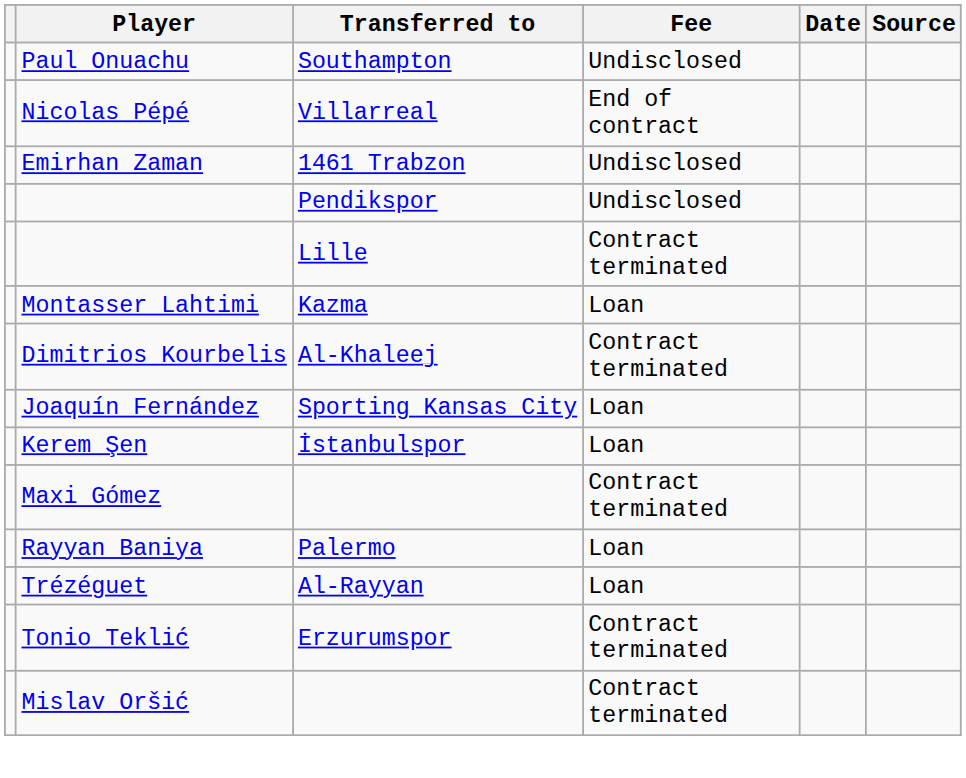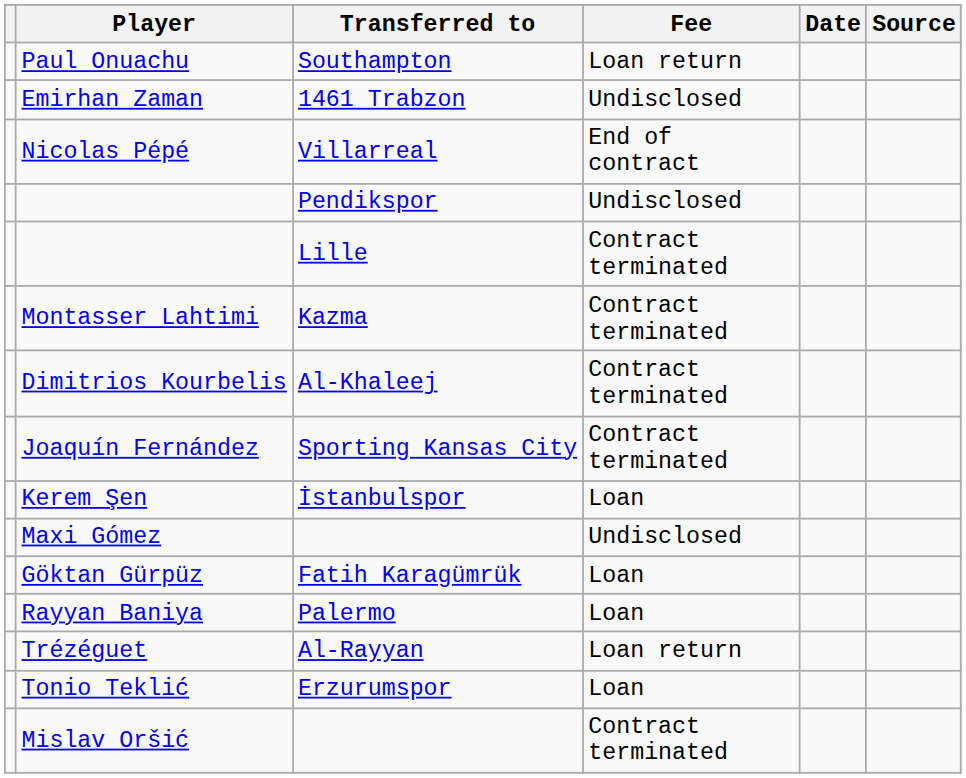(665, 62) Undisclosed -> (665, 62) Loan return
rows swapped: (105, 113) <-> (112, 164)
(616, 305) Loan -> (658, 319) Contract terminated
(616, 408) Loan -> (658, 448) Contract terminated
(658, 497) Contract terminated -> (665, 537) Undisclosed
+ row: (112, 575)
(616, 586) Loan -> (665, 651) Loan return
(658, 638) Contract terminated -> (616, 689) Loan
